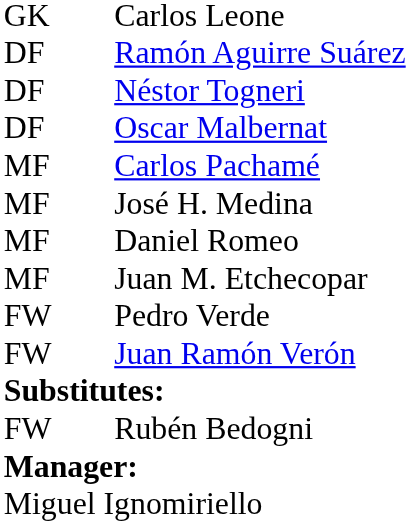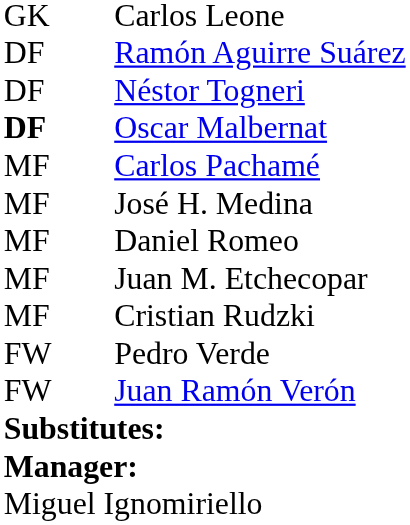(24, 127) normal -> (25, 127) bold
+ row: (214, 315)
- row: (214, 428)
